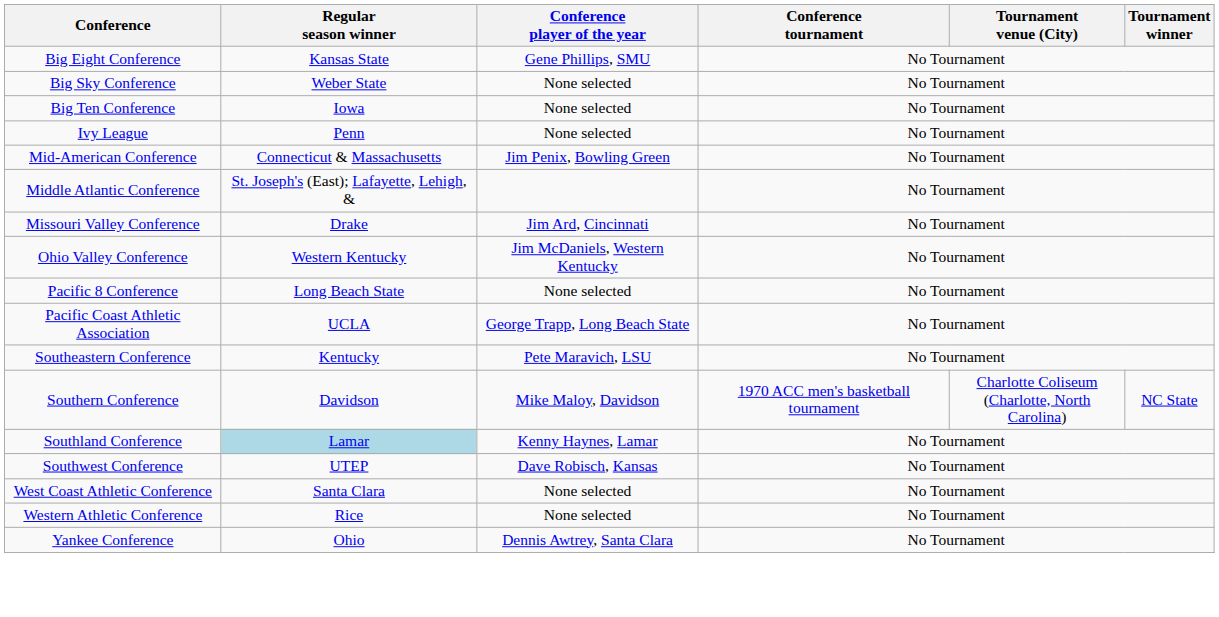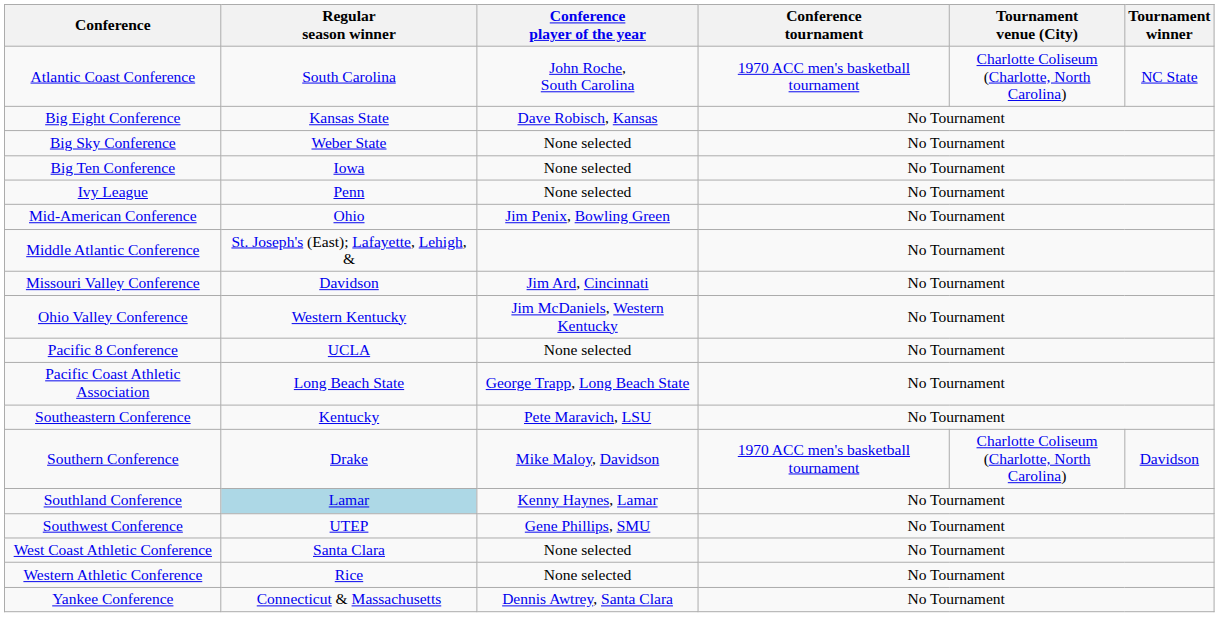+ row: (113, 76)
(588, 58) Gene Phillips, SMU -> (588, 118) Dave Robisch, Kansas
(349, 157) Connecticut & Massachusetts -> (349, 216) Ohio
(349, 224) Drake -> (349, 283) Davidson
(349, 290) Long Beach State -> (349, 350) UCLA
(349, 324) UCLA -> (349, 383) Long Beach State
(349, 399) Davidson -> (349, 459) Drake
(1169, 399) NC State -> (1169, 459) Davidson
(588, 466) Dave Robisch, Kansas -> (588, 525) Gene Phillips, SMU
(349, 540) Ohio -> (349, 599) Connecticut & Massachusetts
